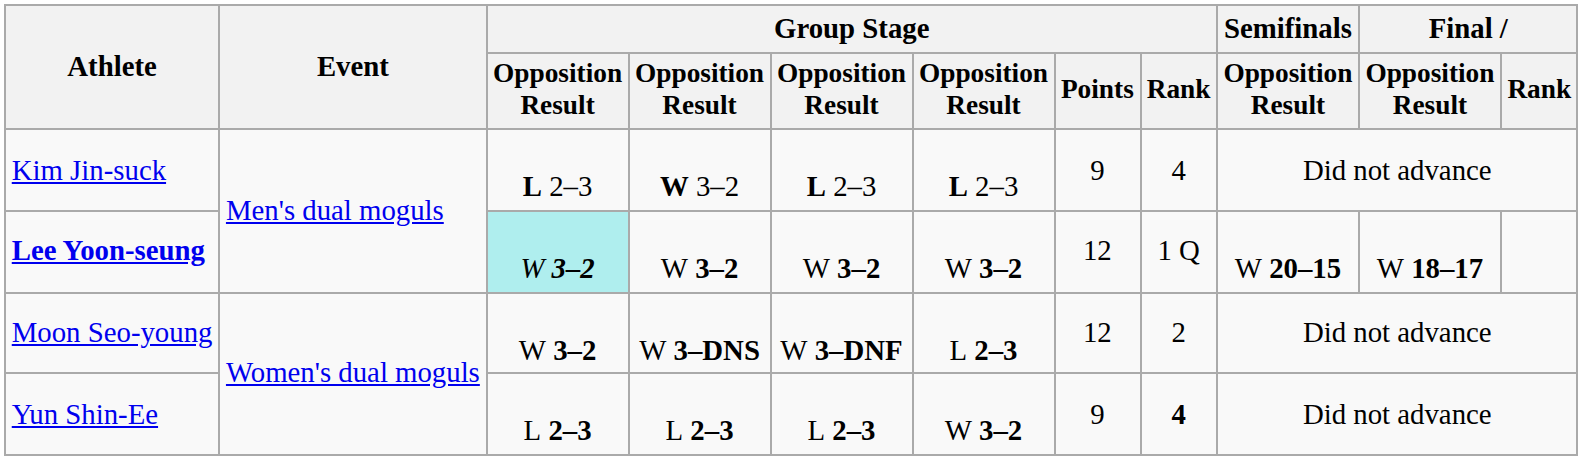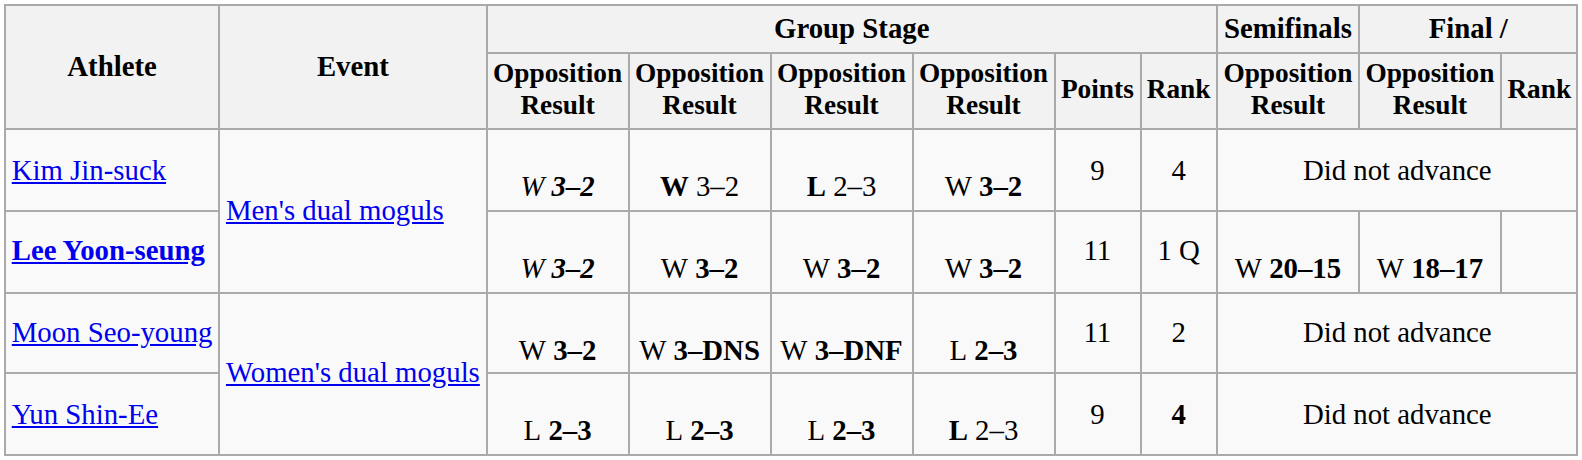(558, 187) L 2–3 -> (558, 187) W 3–2
(983, 187) L 2–3 -> (983, 187) W 3–2
(558, 268) paleturquoise background -> (558, 268) no background
(1097, 251) 12 -> (1097, 251) 11
(1097, 333) 12 -> (1097, 333) 11
(983, 431) W 3–2 -> (983, 431) L 2–3
